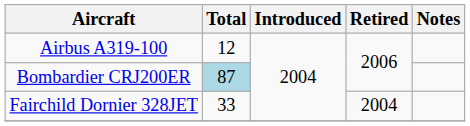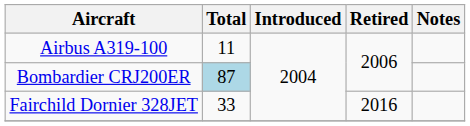(226, 47) 12 -> (226, 47) 11
(379, 105) 2004 -> (379, 105) 2016
